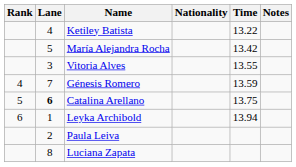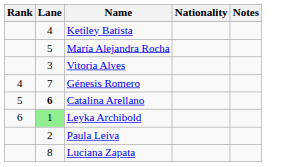- column: (245, 13)
(50, 118) no background -> (50, 118) lightgreen background
